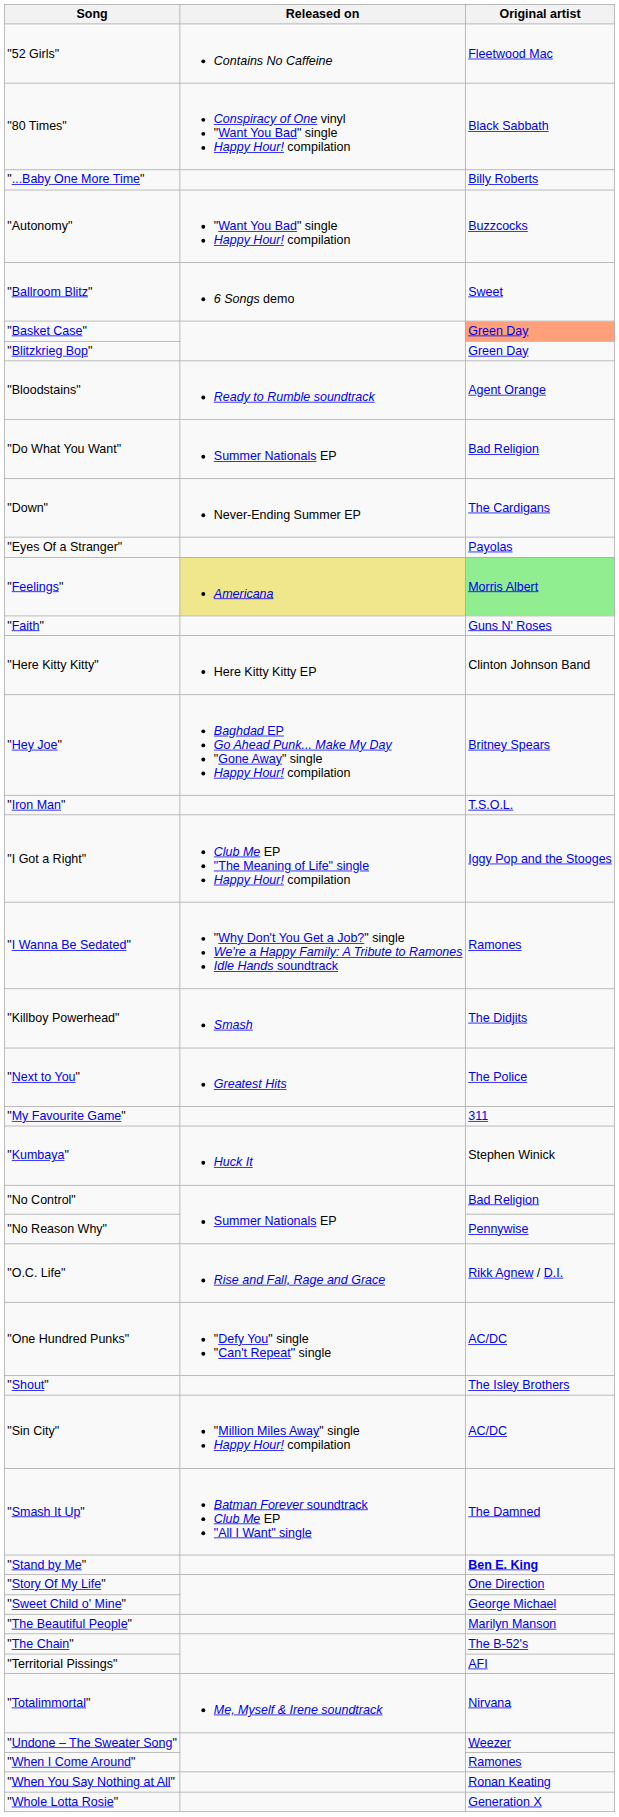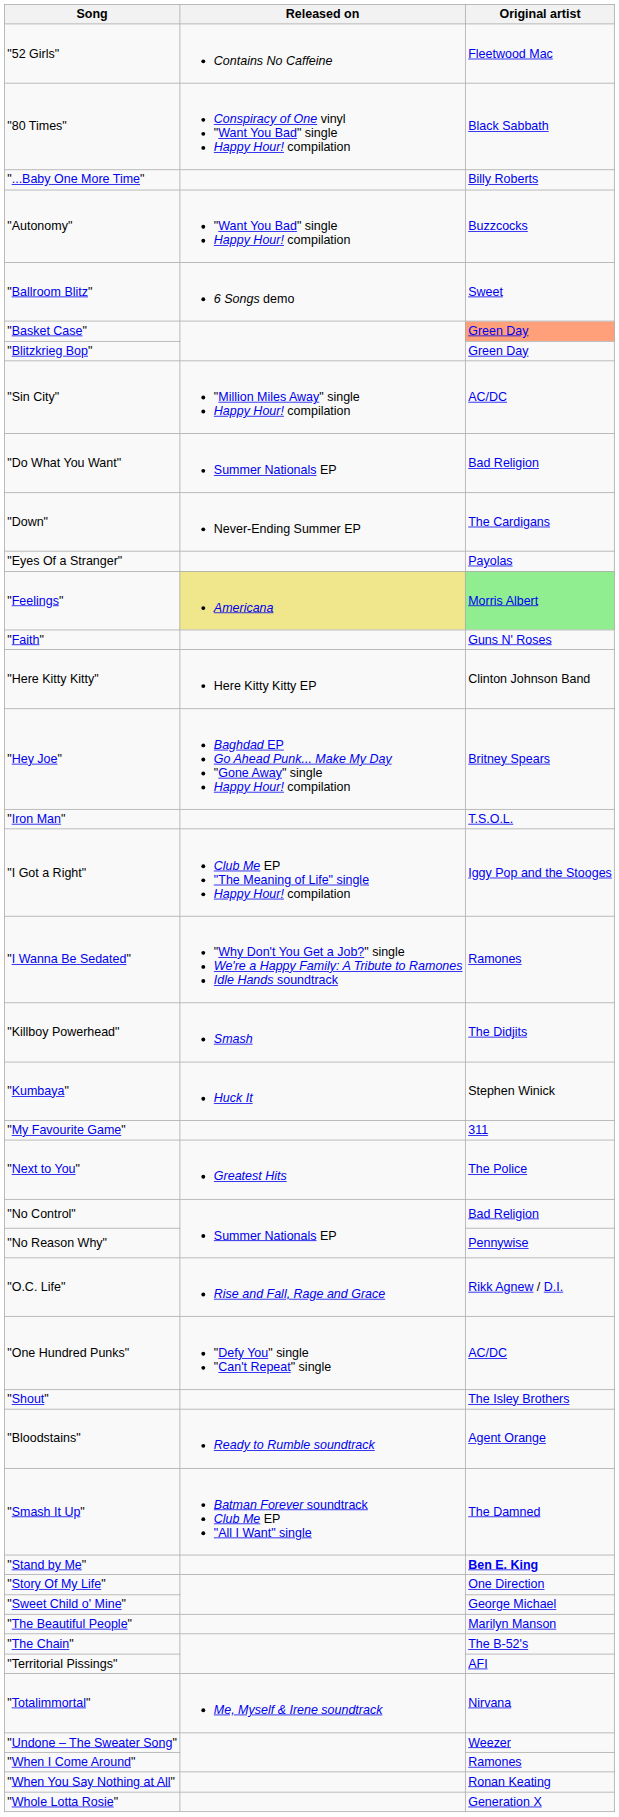rows swapped: (44, 390) <-> (33, 1431)
rows swapped: (38, 1155) <-> (44, 1077)
